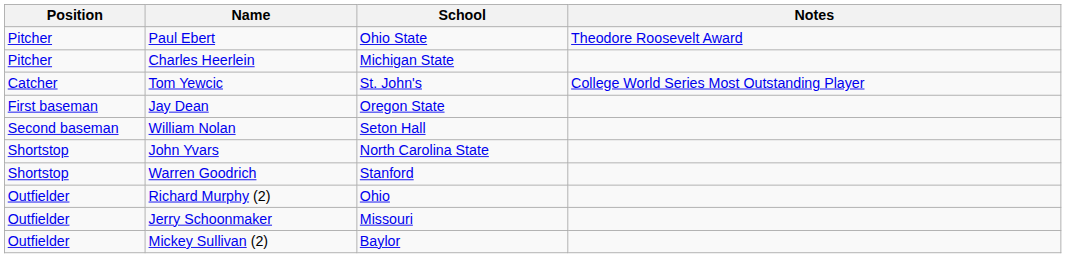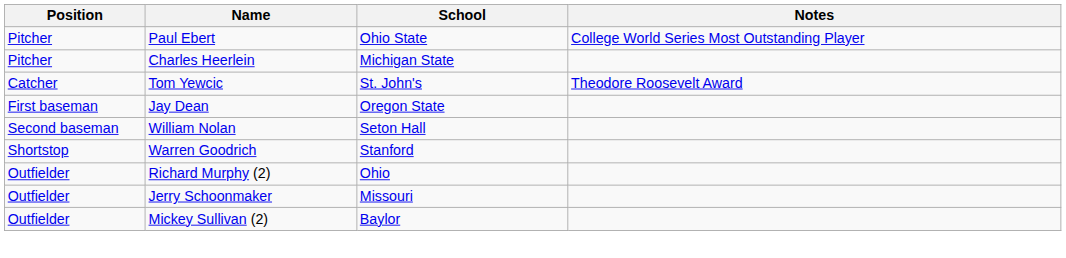(657, 38) Theodore Roosevelt Award -> (718, 38) College World Series Most Outstanding Player
(718, 83) College World Series Most Outstanding Player -> (657, 83) Theodore Roosevelt Award
- row: (184, 151)
